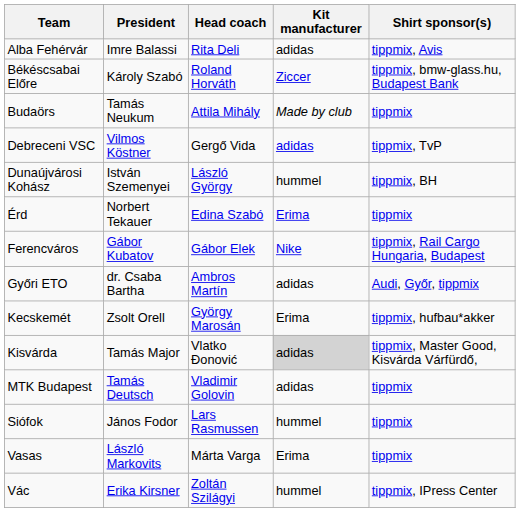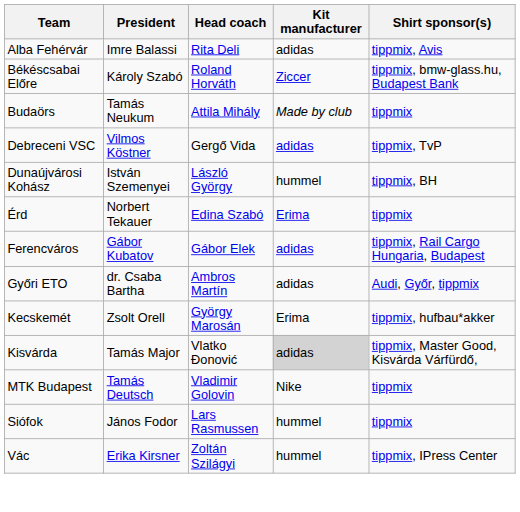(289, 249) Nike -> (295, 249) adidas
(295, 387) adidas -> (289, 387) Nike
- row: (25, 456)
